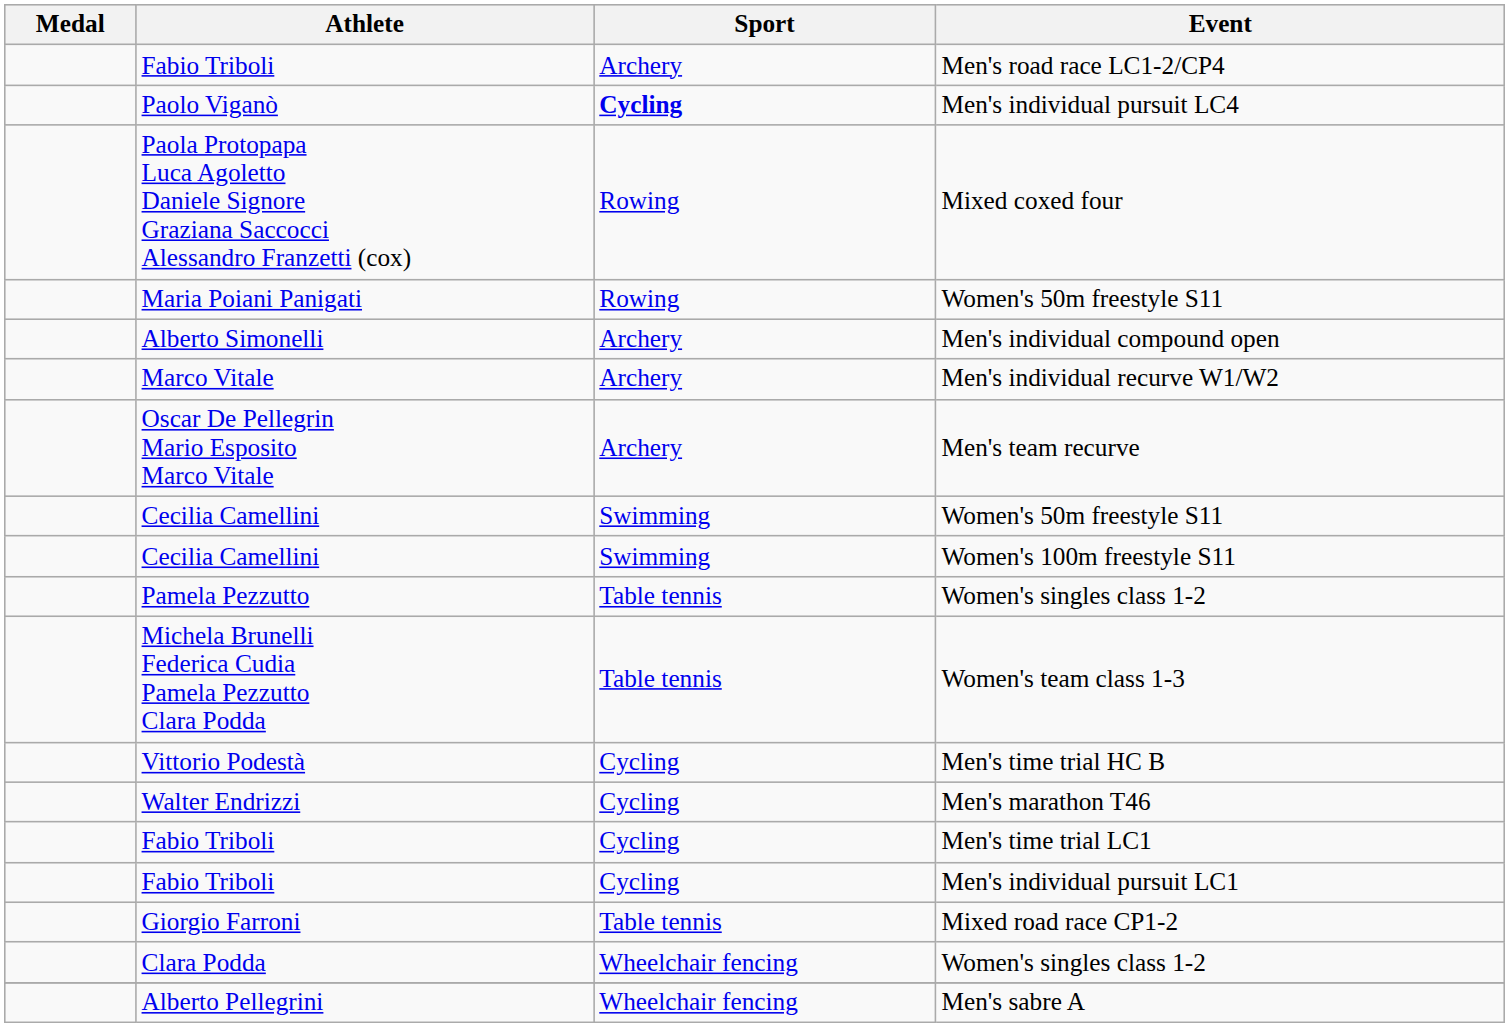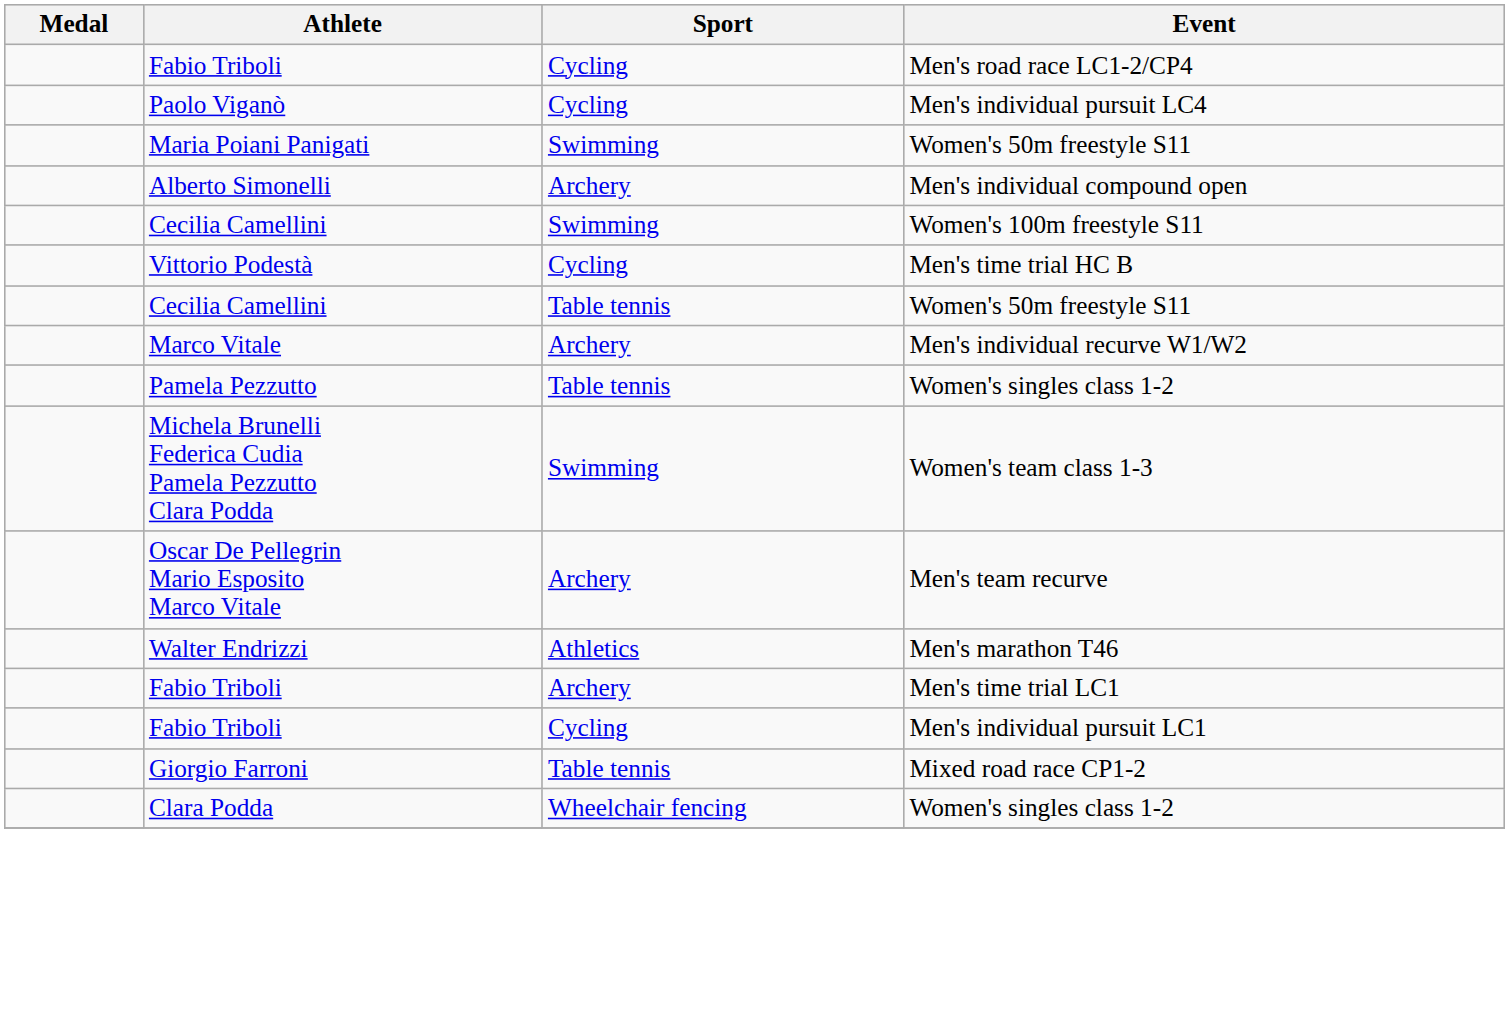(641, 64) Archery -> (588, 64) Cycling
(641, 104) bold -> (588, 104) normal
- row: (276, 201)
(639, 298) Rowing -> (603, 144) Swimming
rows swapped: (208, 378) <-> (230, 556)
rows swapped: (223, 761) <-> (238, 447)
(655, 515) Swimming -> (609, 305) Table tennis
(661, 678) Table tennis -> (603, 468) Swimming
(639, 801) Cycling -> (594, 647) Athletics
(639, 841) Cycling -> (589, 687) Archery
- row: (232, 1002)
